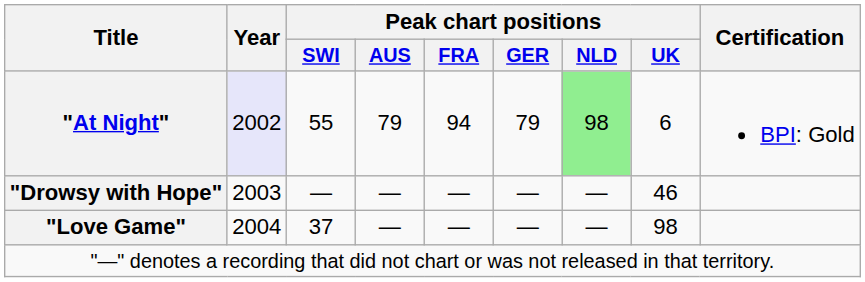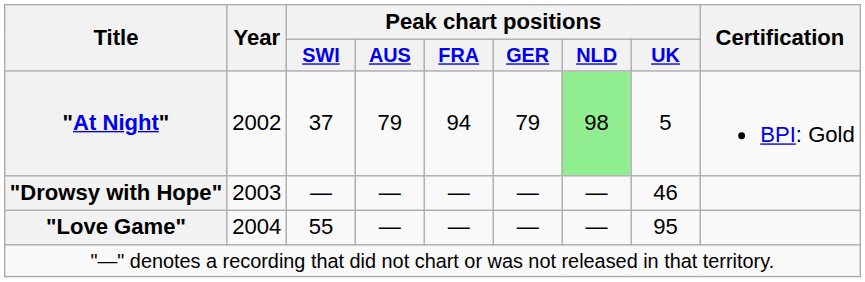(257, 122) lavender background -> (257, 122) no background
(321, 122) 55 -> (321, 122) 37
(666, 122) 6 -> (666, 122) 5
(321, 227) 37 -> (321, 227) 55
(666, 227) 98 -> (666, 227) 95
